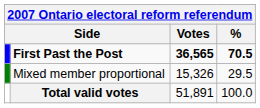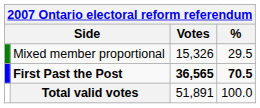rows swapped: (68, 54) <-> (89, 74)
